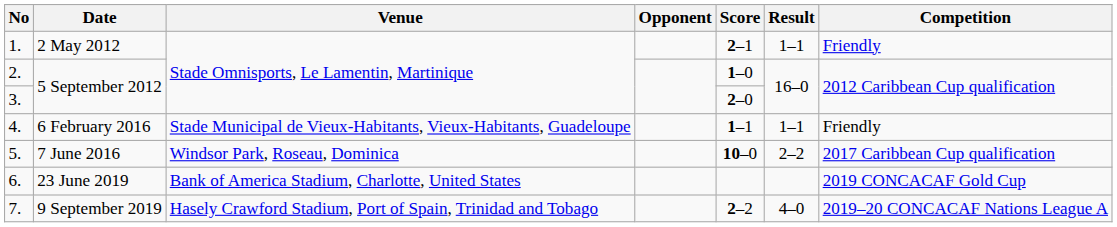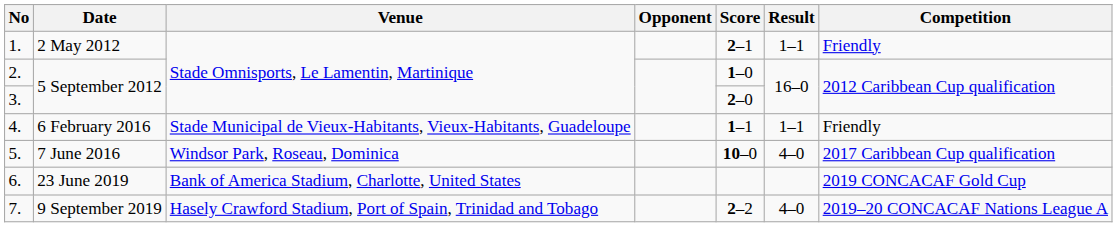(791, 153) 2–2 -> (791, 153) 4–0
